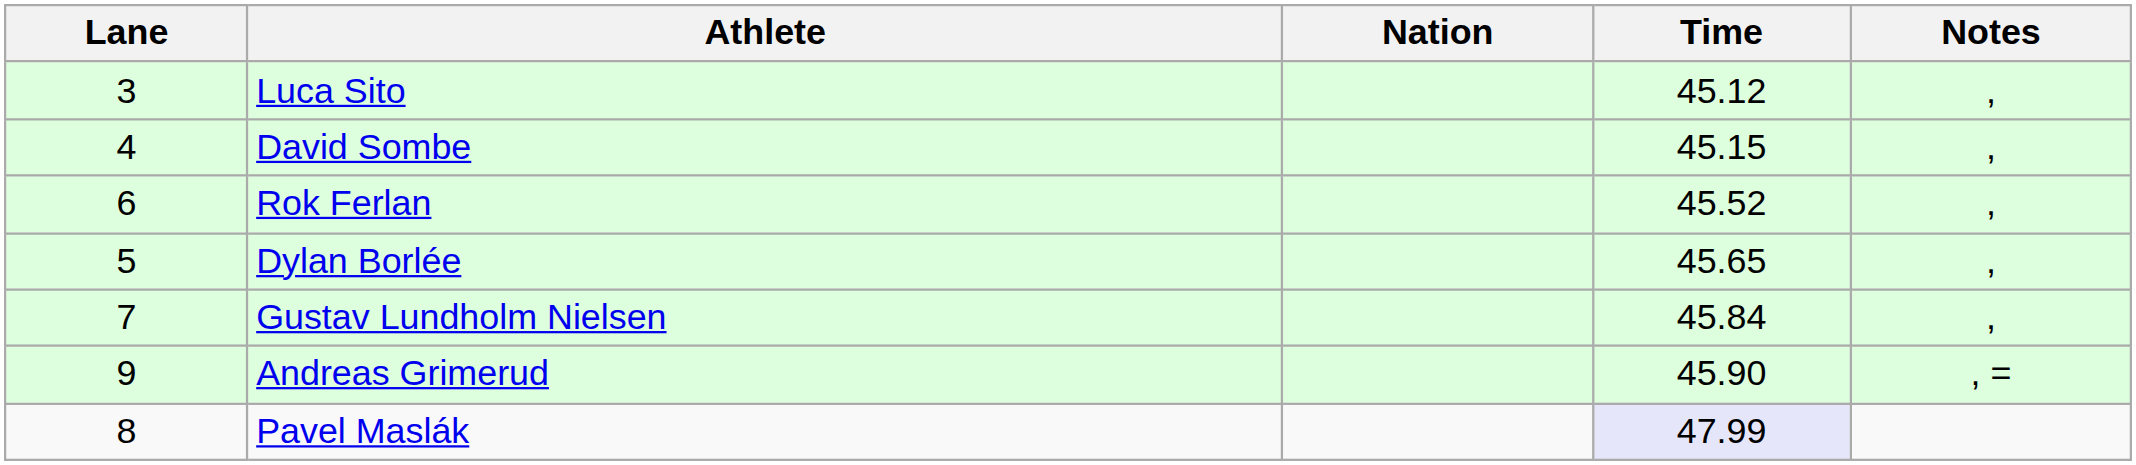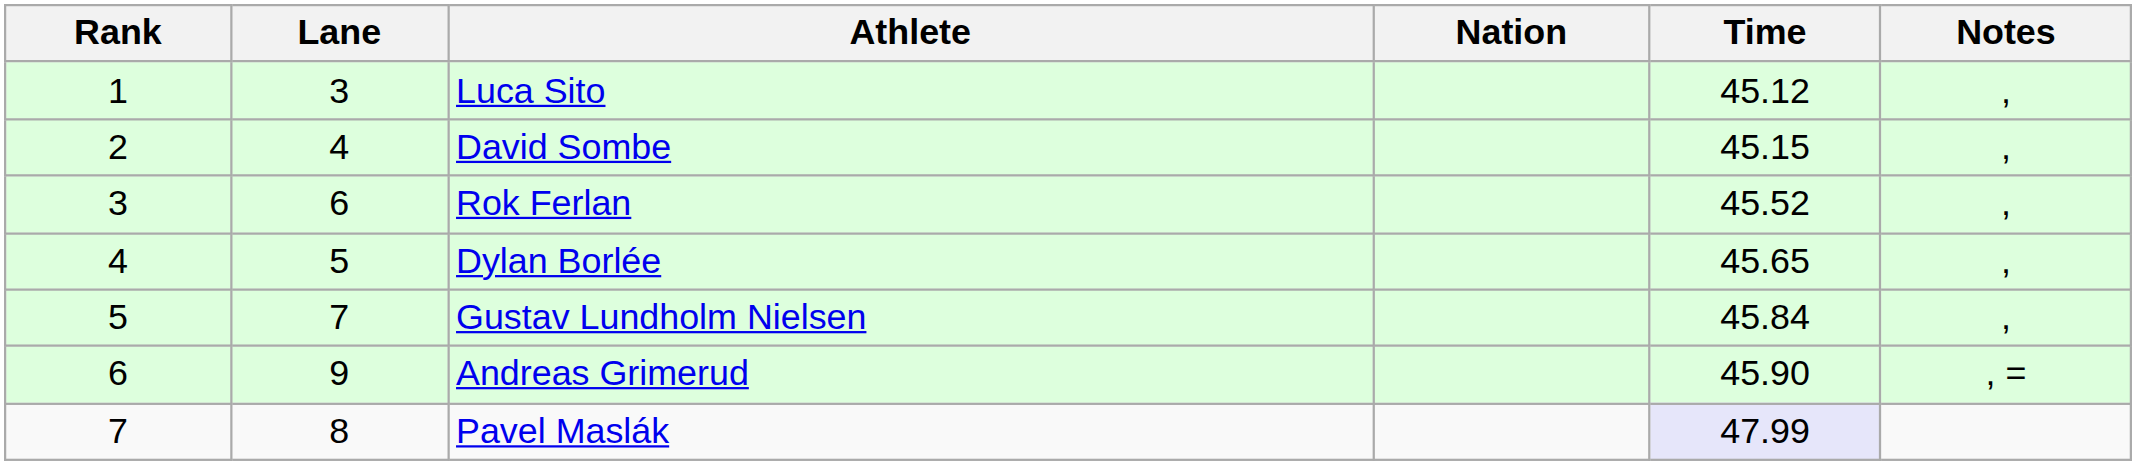+ column: (118, 32)
